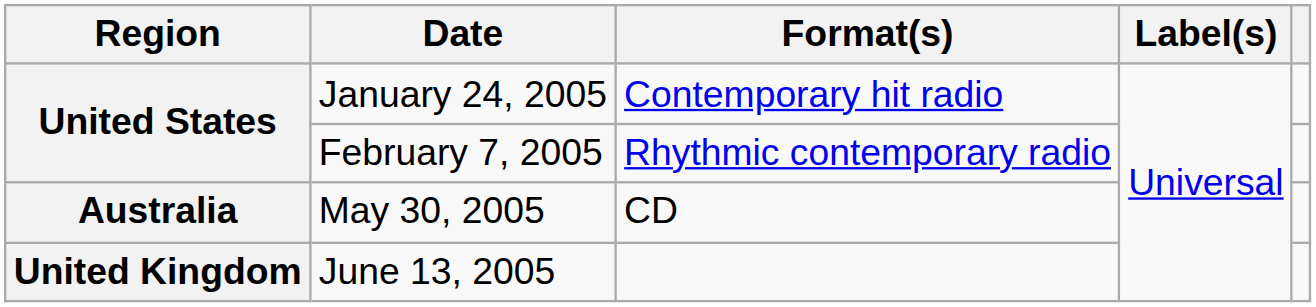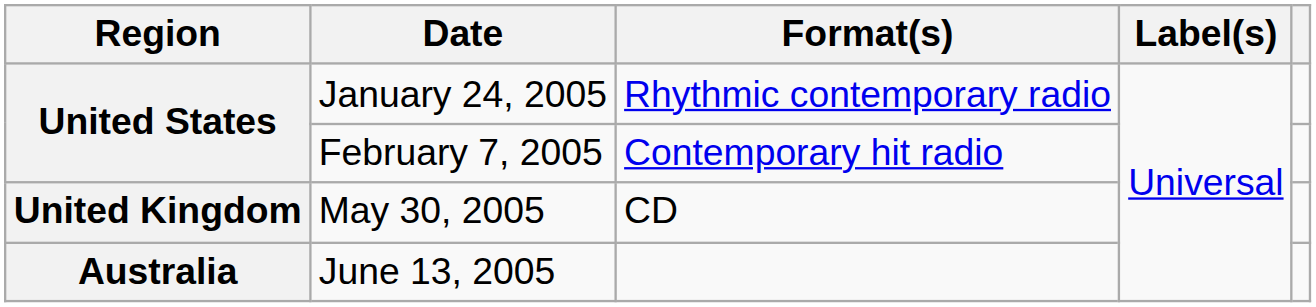(814, 93) Contemporary hit radio -> (868, 93) Rhythmic contemporary radio
(868, 152) Rhythmic contemporary radio -> (814, 152) Contemporary hit radio
(158, 211) Australia -> (158, 211) United Kingdom
(158, 270) United Kingdom -> (158, 270) Australia
